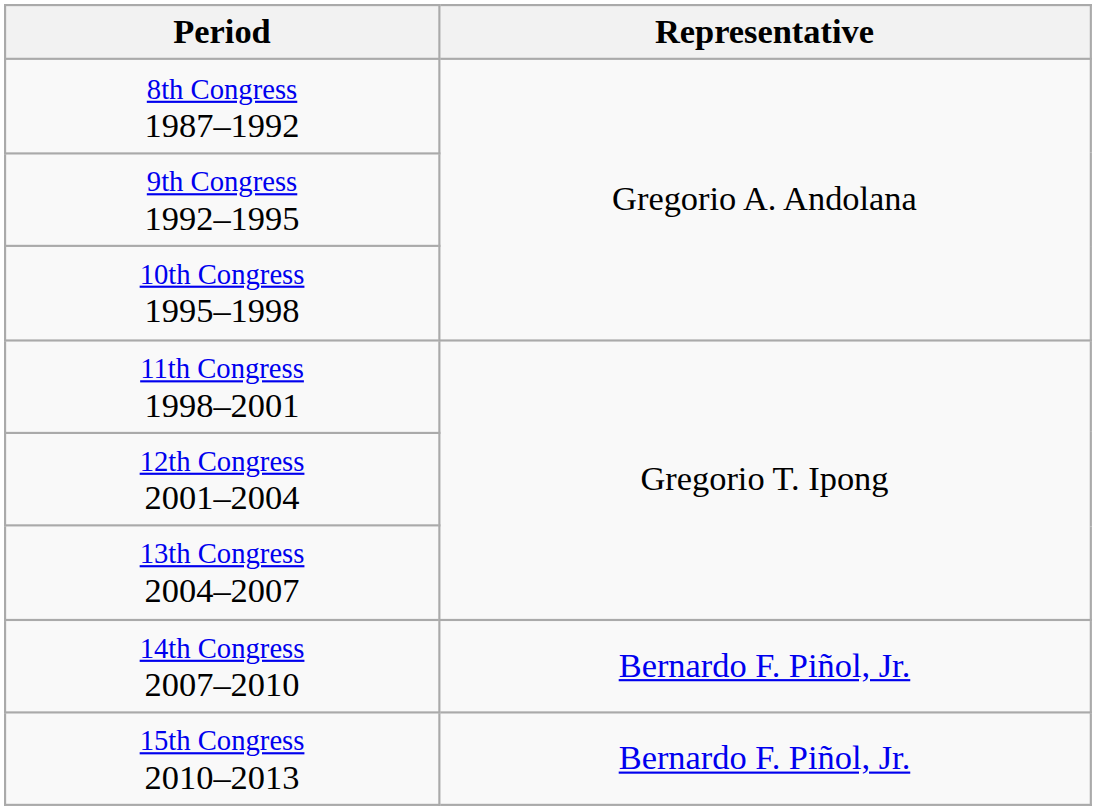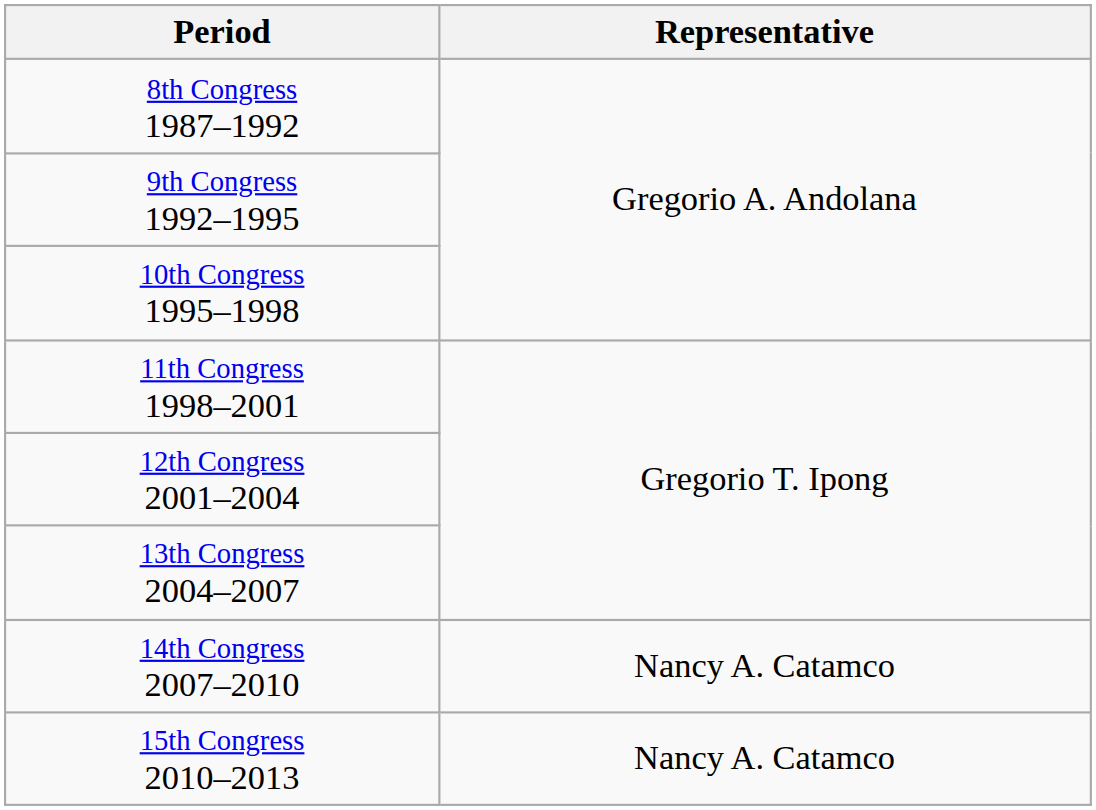(764, 665) Bernardo F. Piñol, Jr. -> (764, 665) Nancy A. Catamco
(764, 758) Bernardo F. Piñol, Jr. -> (764, 758) Nancy A. Catamco
